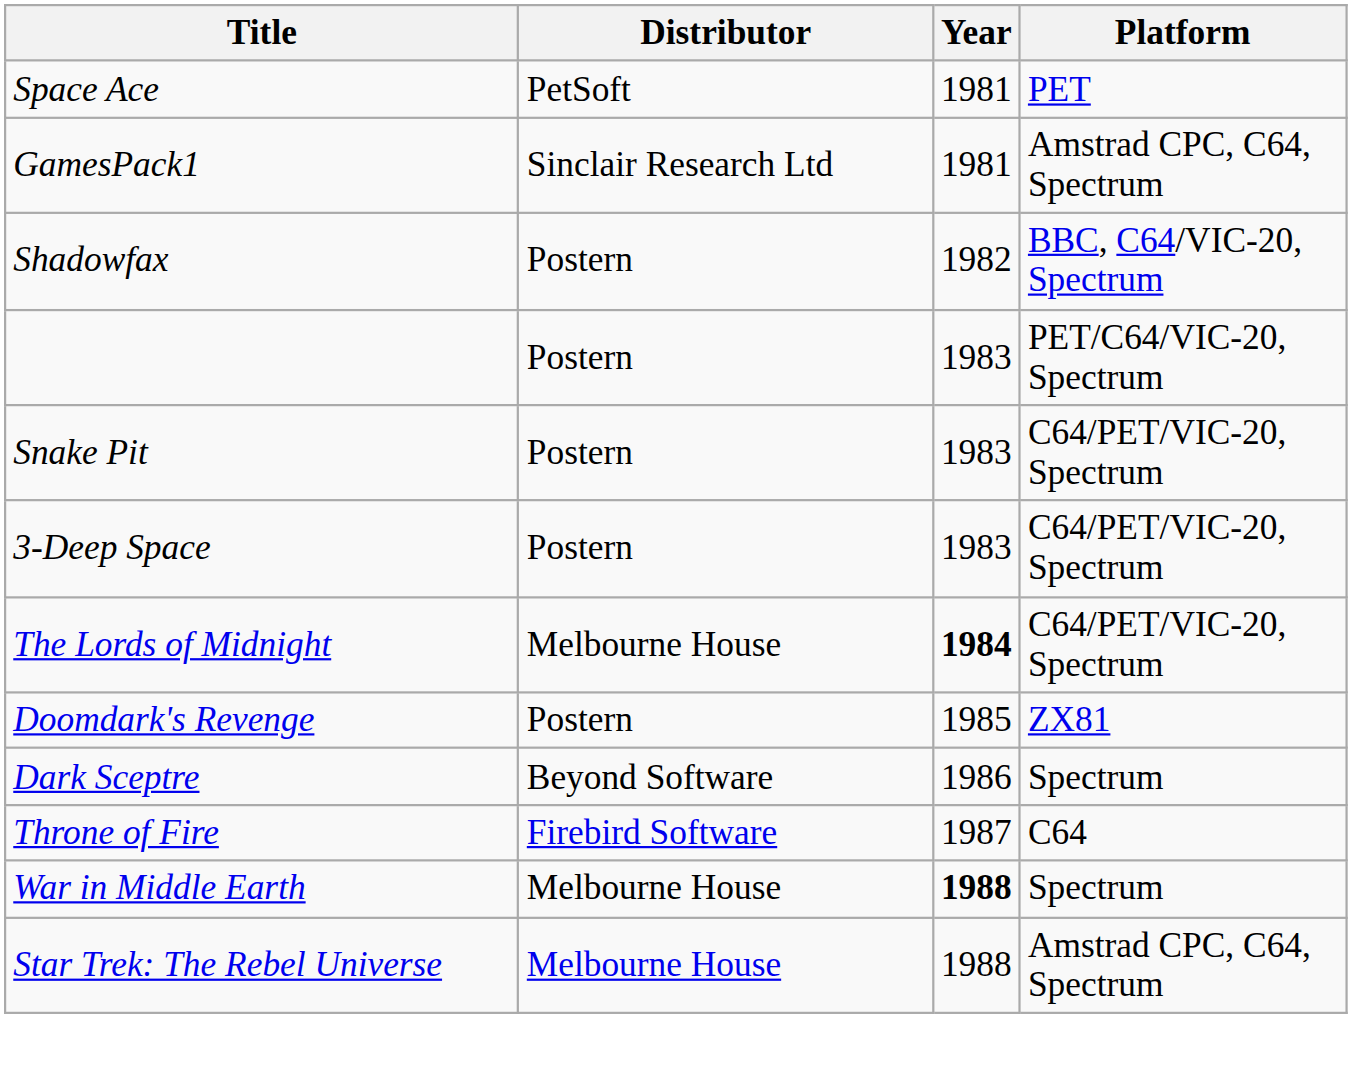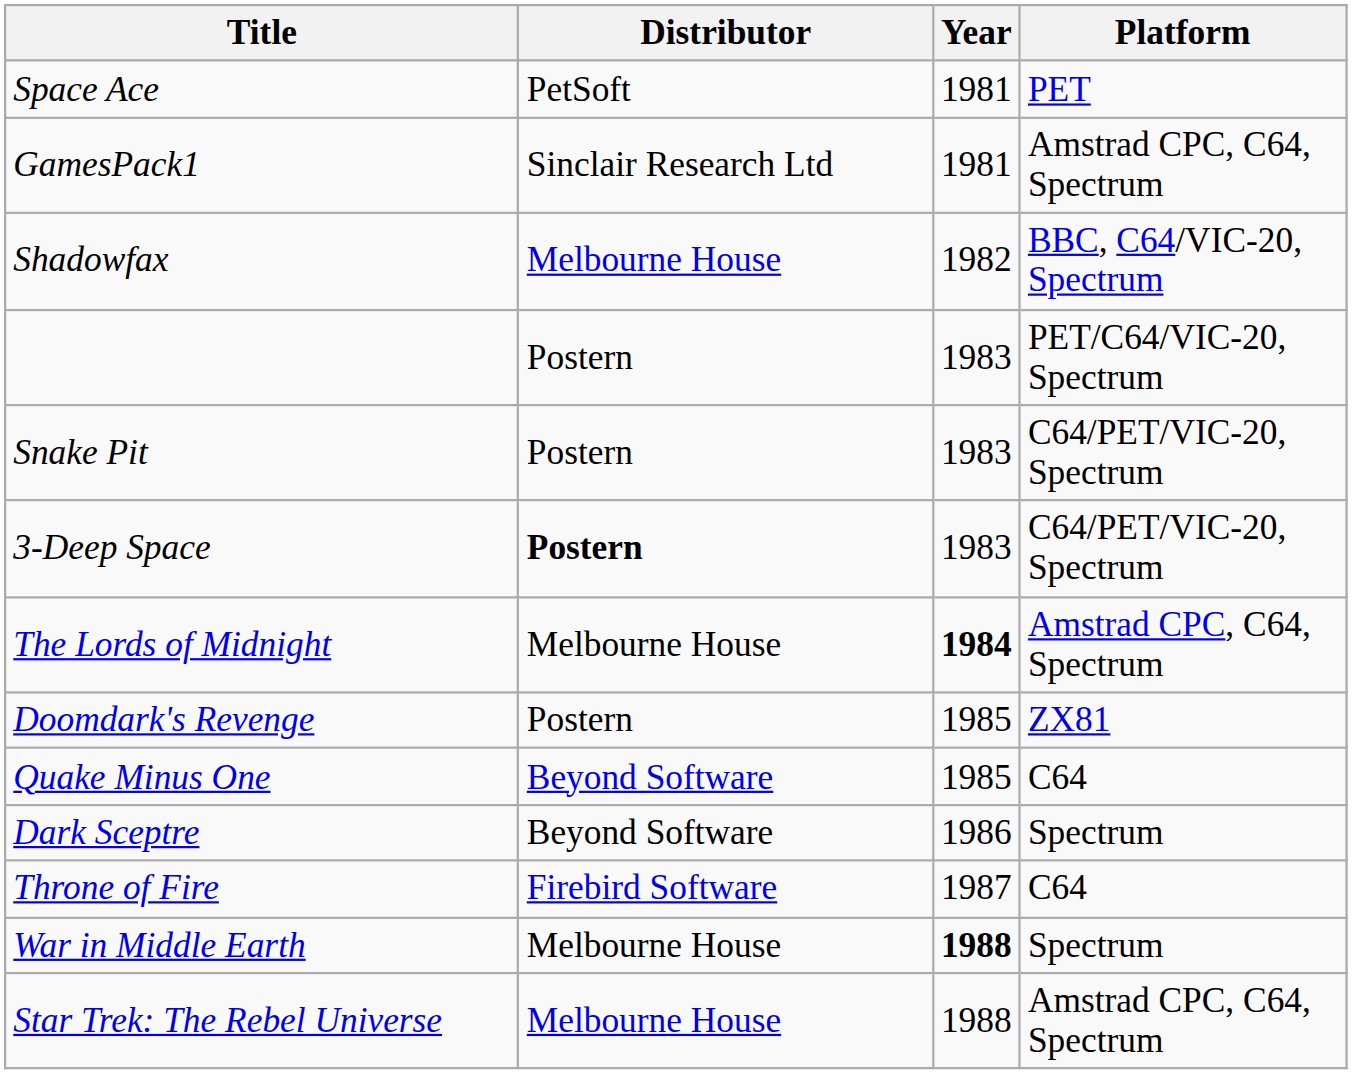(580, 260) Postern -> (654, 260) Melbourne House
(580, 548) normal -> (585, 548) bold
(1157, 643) C64/PET/VIC-20, Spectrum -> (1169, 643) Amstrad CPC, C64, Spectrum
+ row: (142, 775)
